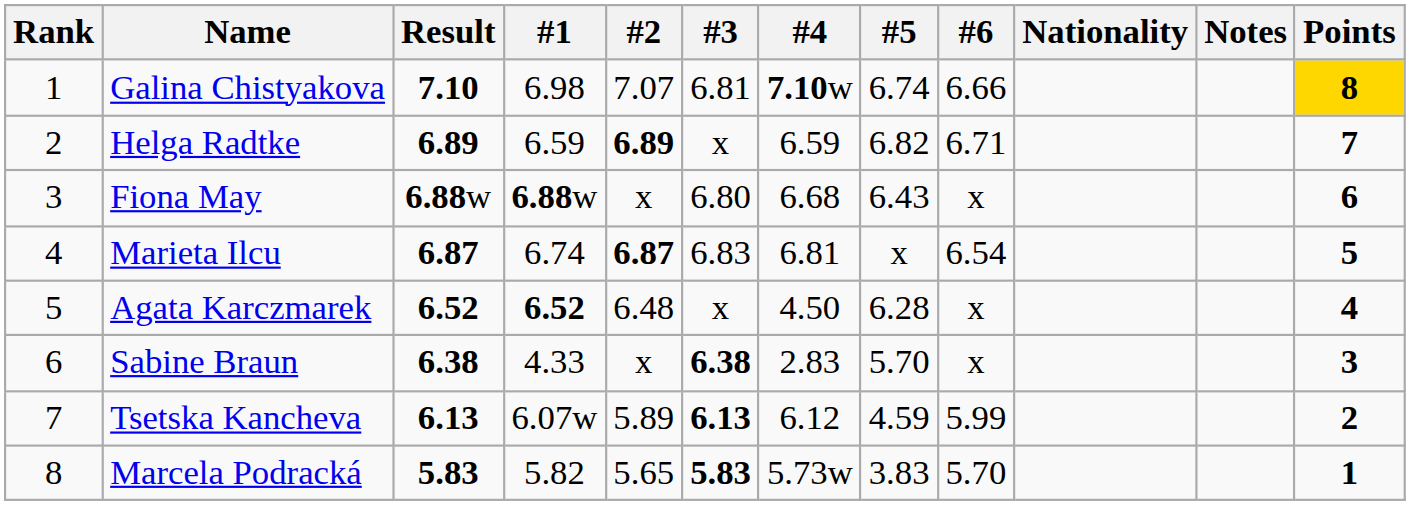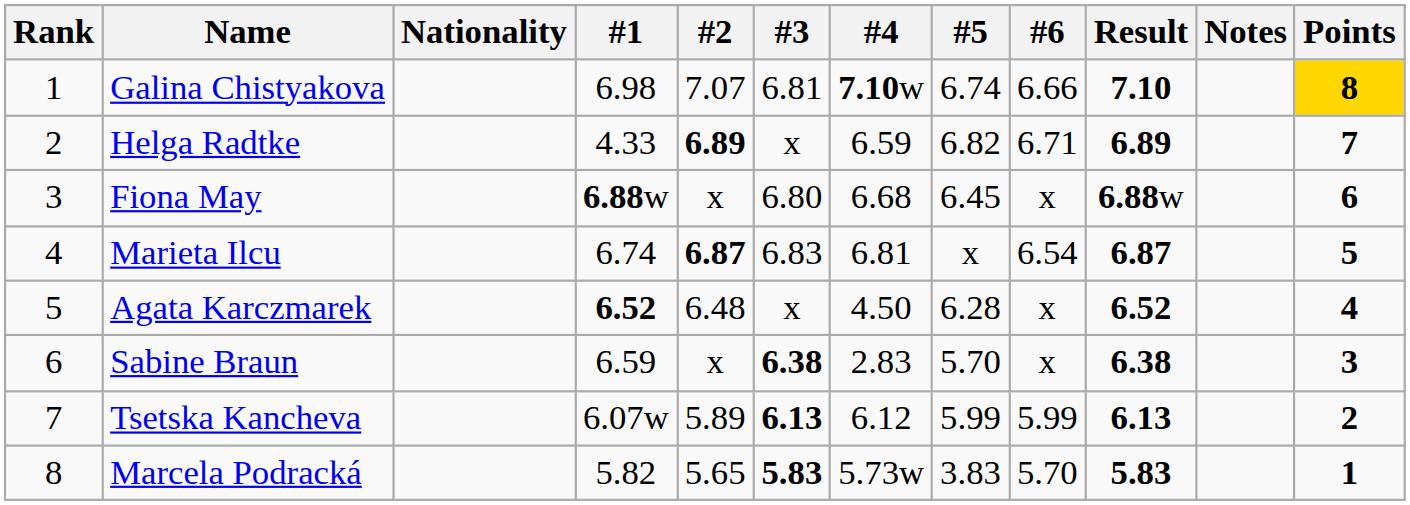columns swapped: (1105, 32) <-> (448, 32)
(554, 142) 6.59 -> (626, 142) 4.33
(899, 197) 6.43 -> (970, 197) 6.45
(554, 362) 4.33 -> (626, 362) 6.59
(899, 417) 4.59 -> (970, 417) 5.99
